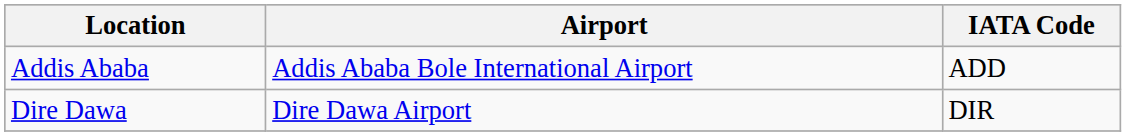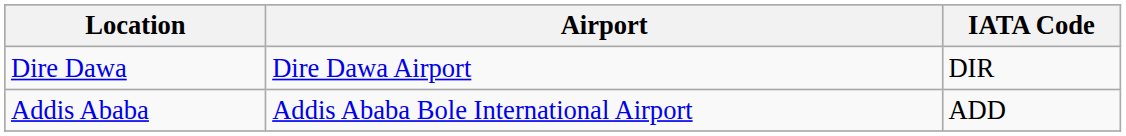rows swapped: (80, 67) <-> (69, 109)
